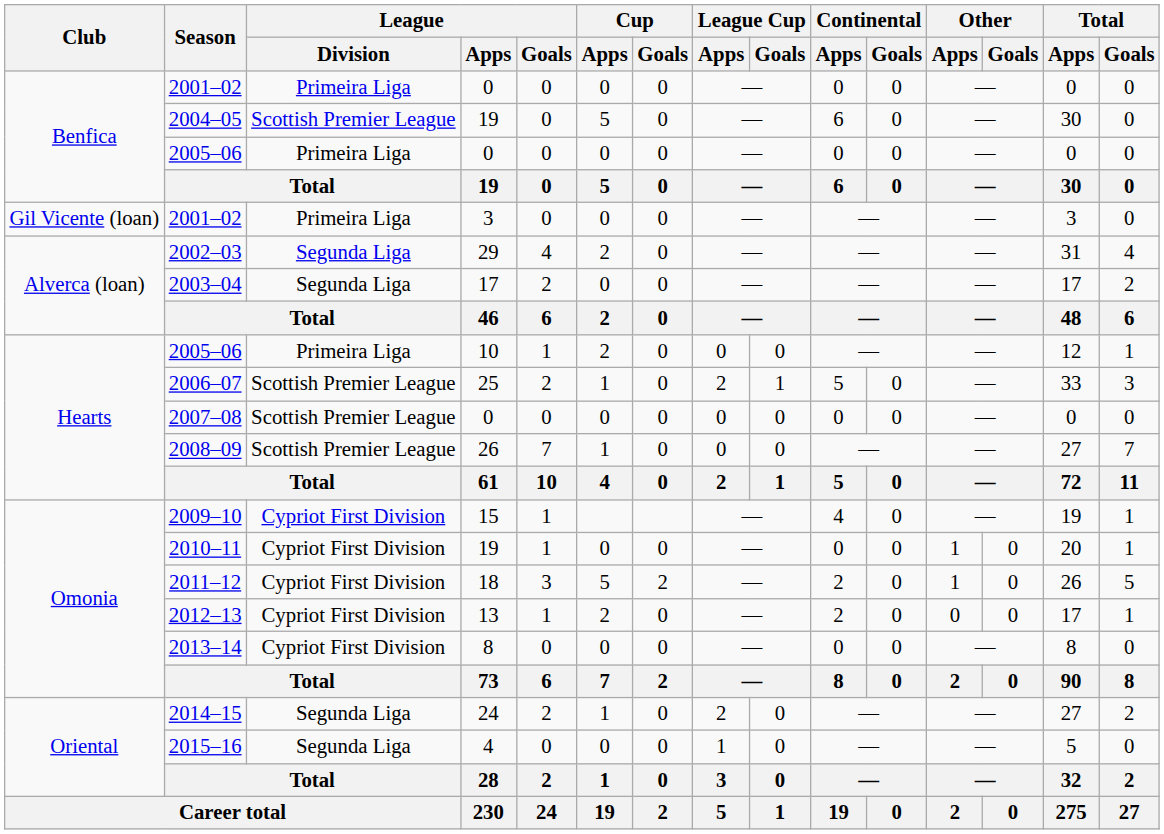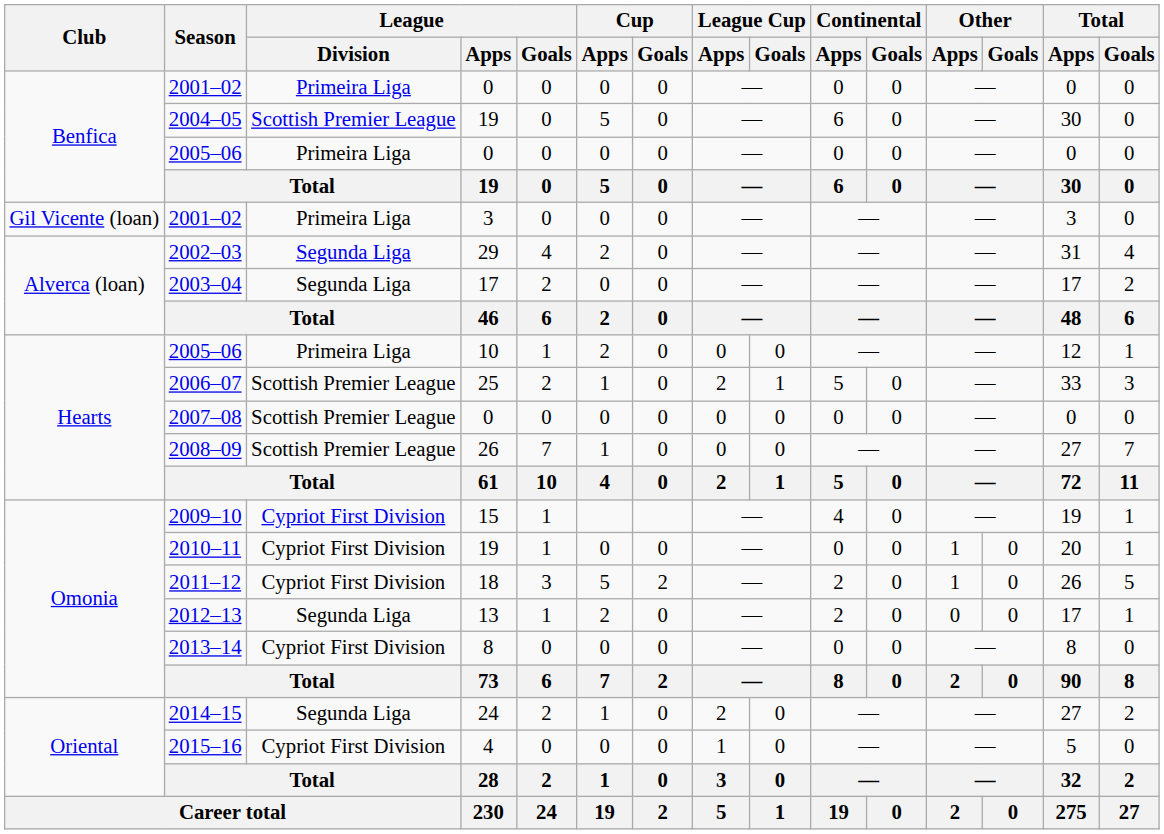(353, 614) Cypriot First Division -> (353, 614) Segunda Liga
(353, 746) Segunda Liga -> (353, 746) Cypriot First Division
